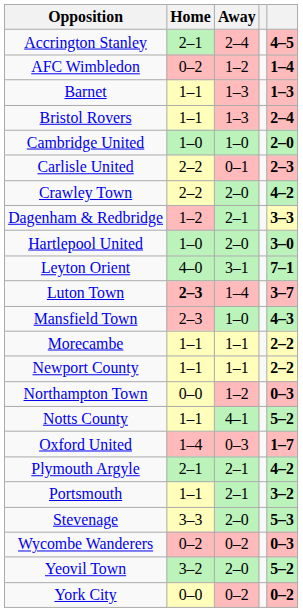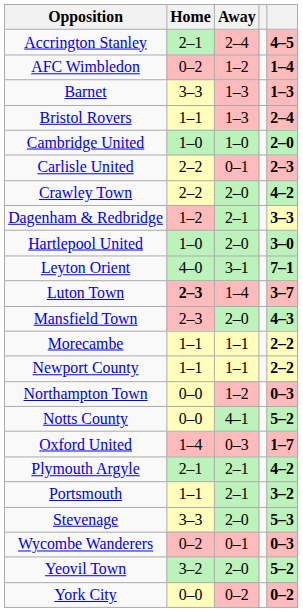(191, 92) 1–1 -> (191, 92) 3–3
(237, 318) 1–0 -> (237, 318) 2–0
(191, 419) 1–1 -> (191, 419) 0–0
(237, 544) 0–2 -> (237, 544) 0–1
